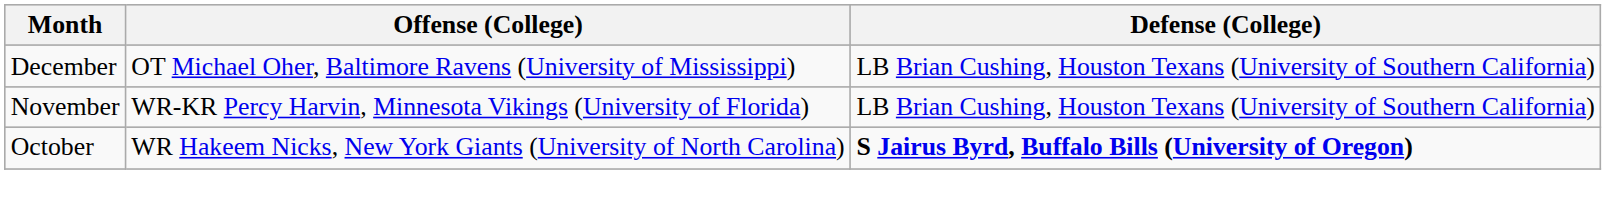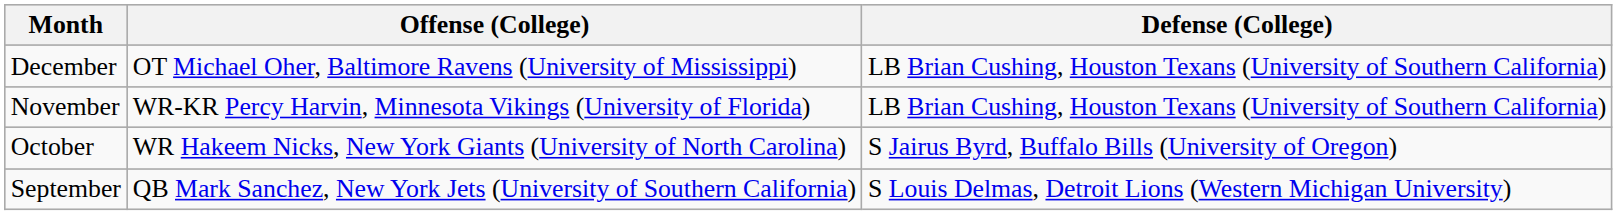(1135, 147) bold -> (1132, 147) normal
+ row: (66, 188)
